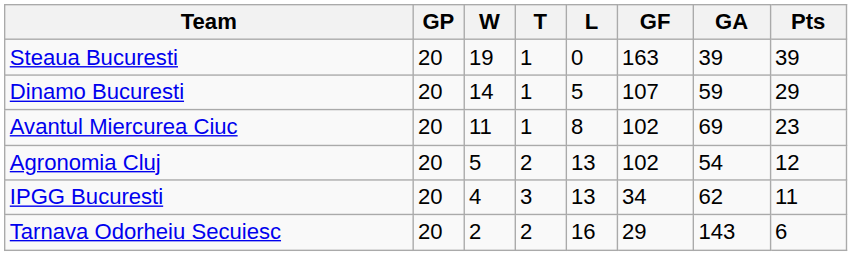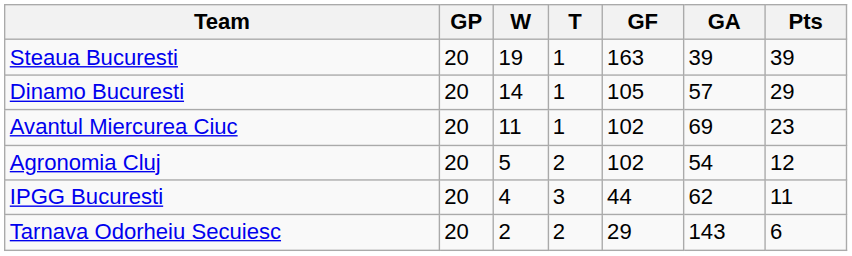- column: (591, 22)
(640, 92) 107 -> (626, 92) 105
(711, 92) 59 -> (701, 92) 57
(634, 197) 34 -> (619, 197) 44
